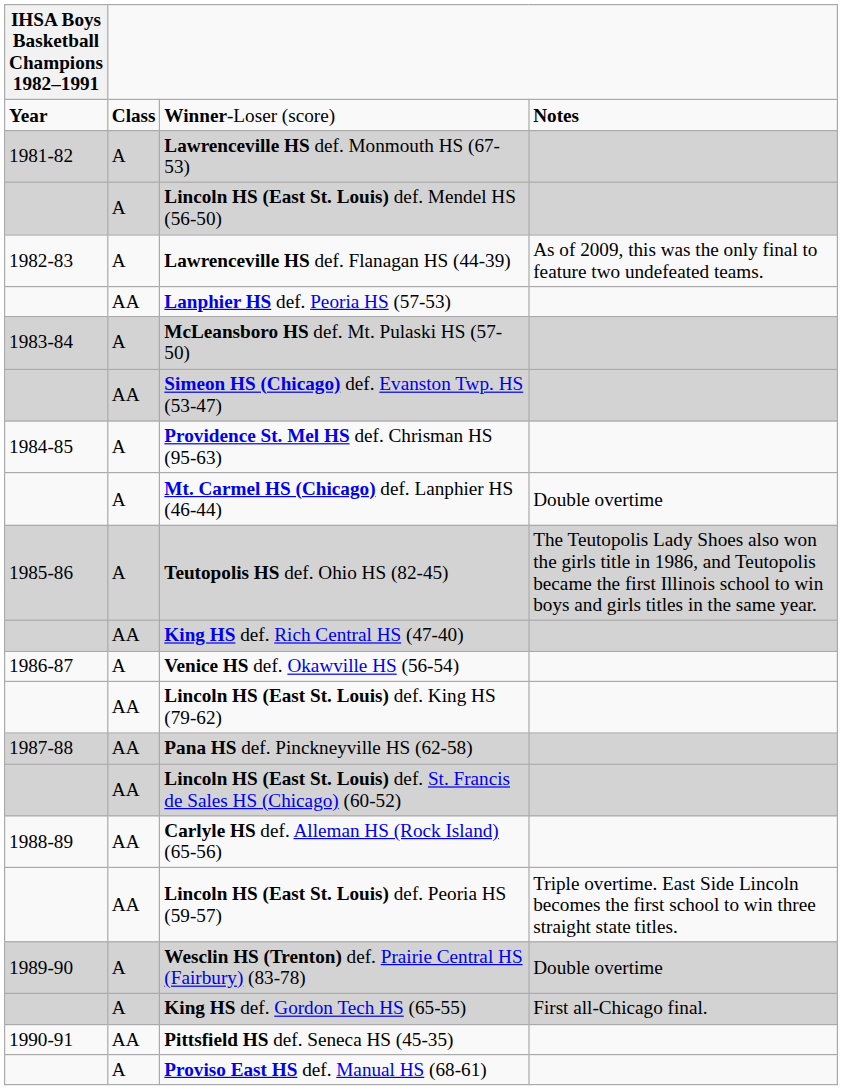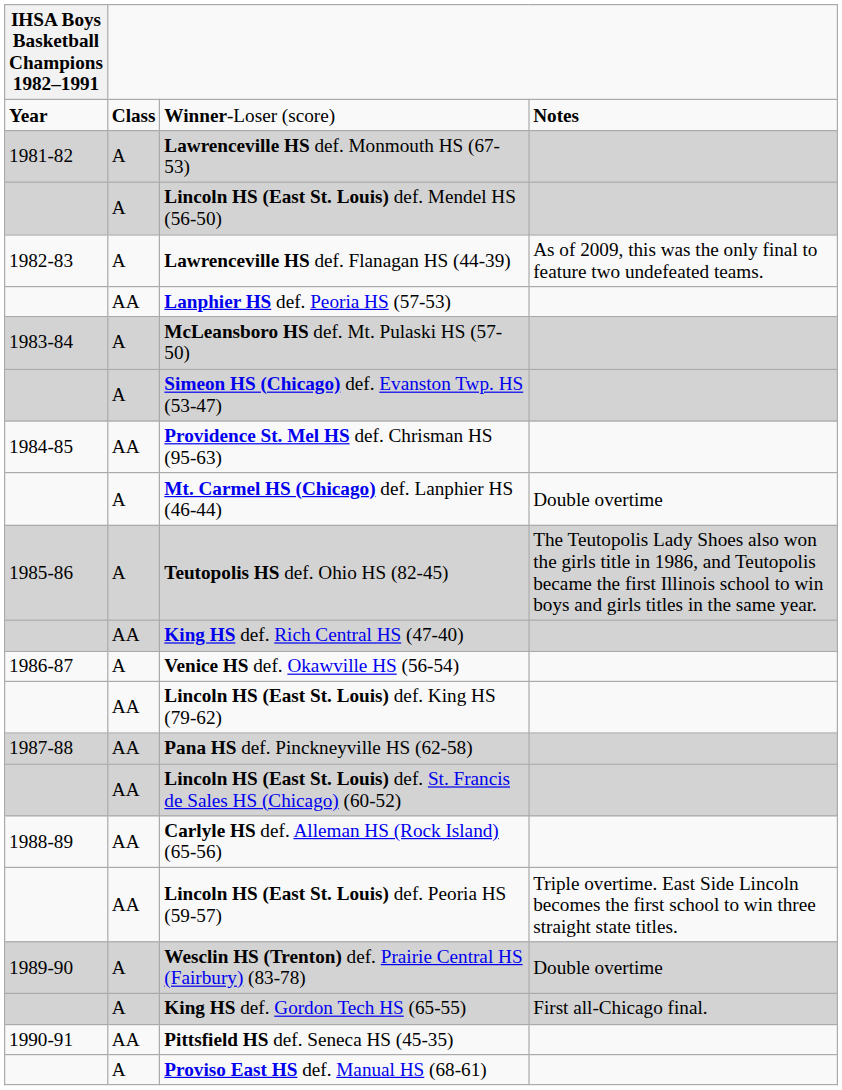(126, 394) AA -> (119, 394) A
(119, 446) A -> (126, 446) AA
